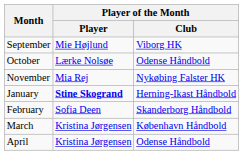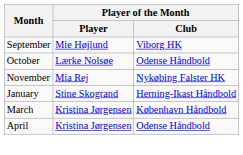(89, 93) bold -> (87, 93) normal
- row: (25, 110)
